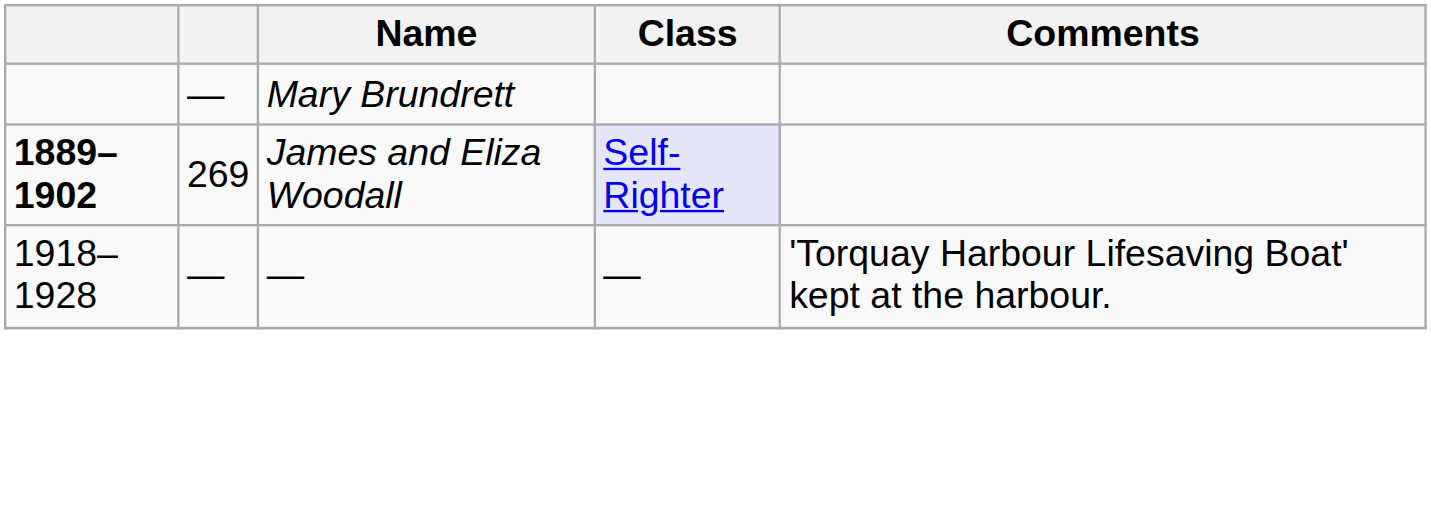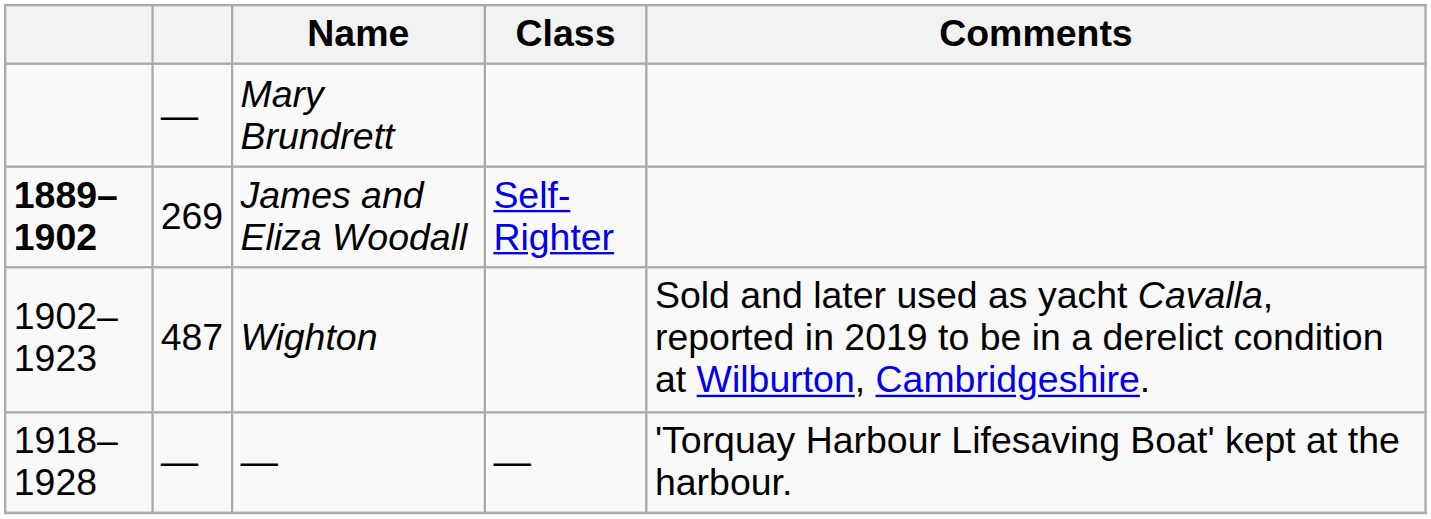(664, 174) lavender background -> (554, 216) no background
+ row: (309, 338)
